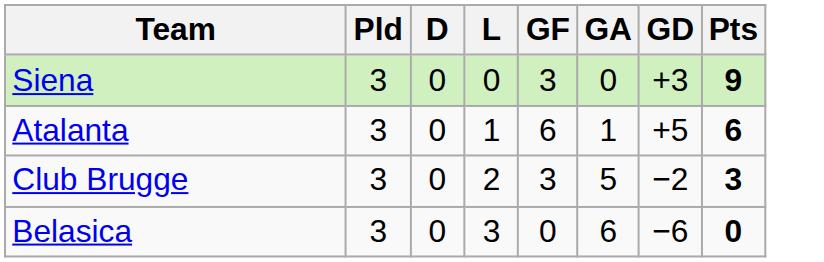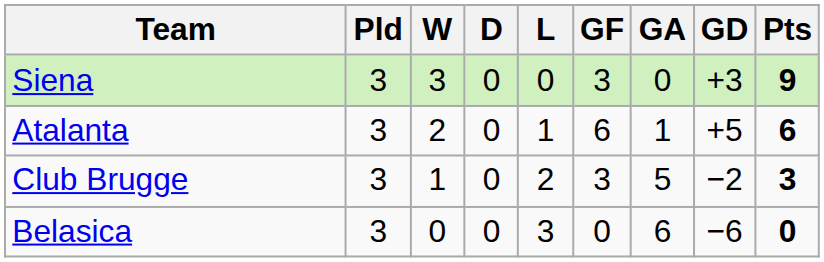+ column: (437, 29)
